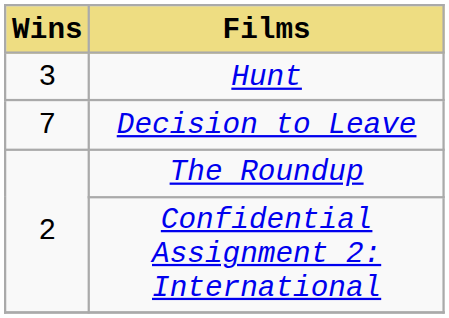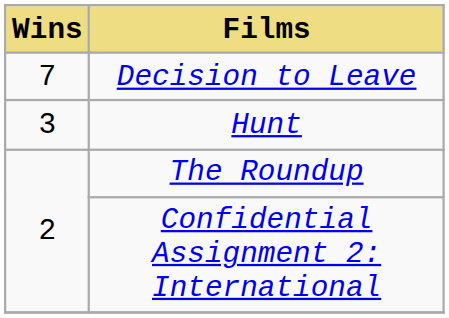rows swapped: (267, 125) <-> (267, 77)
